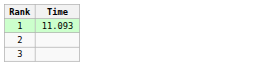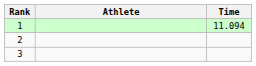+ column: (121, 11)
(57, 26) 11.093 -> (229, 26) 11.094
